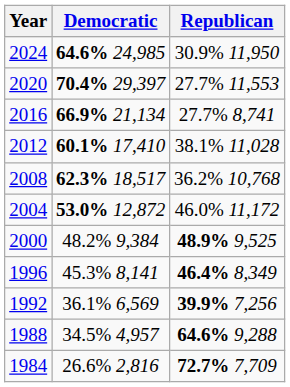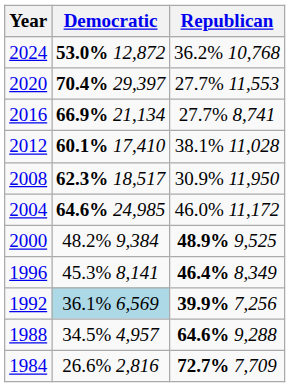(111, 52) 64.6% 24,985 -> (111, 52) 53.0% 12,872
(227, 52) 30.9% 11,950 -> (227, 52) 36.2% 10,768
(227, 177) 36.2% 10,768 -> (227, 177) 30.9% 11,950
(111, 209) 53.0% 12,872 -> (111, 209) 64.6% 24,985
(111, 303) no background -> (111, 303) lightblue background
